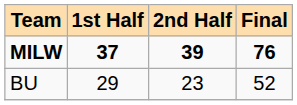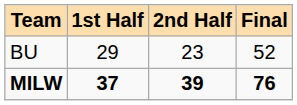rows swapped: (36, 52) <-> (24, 83)
